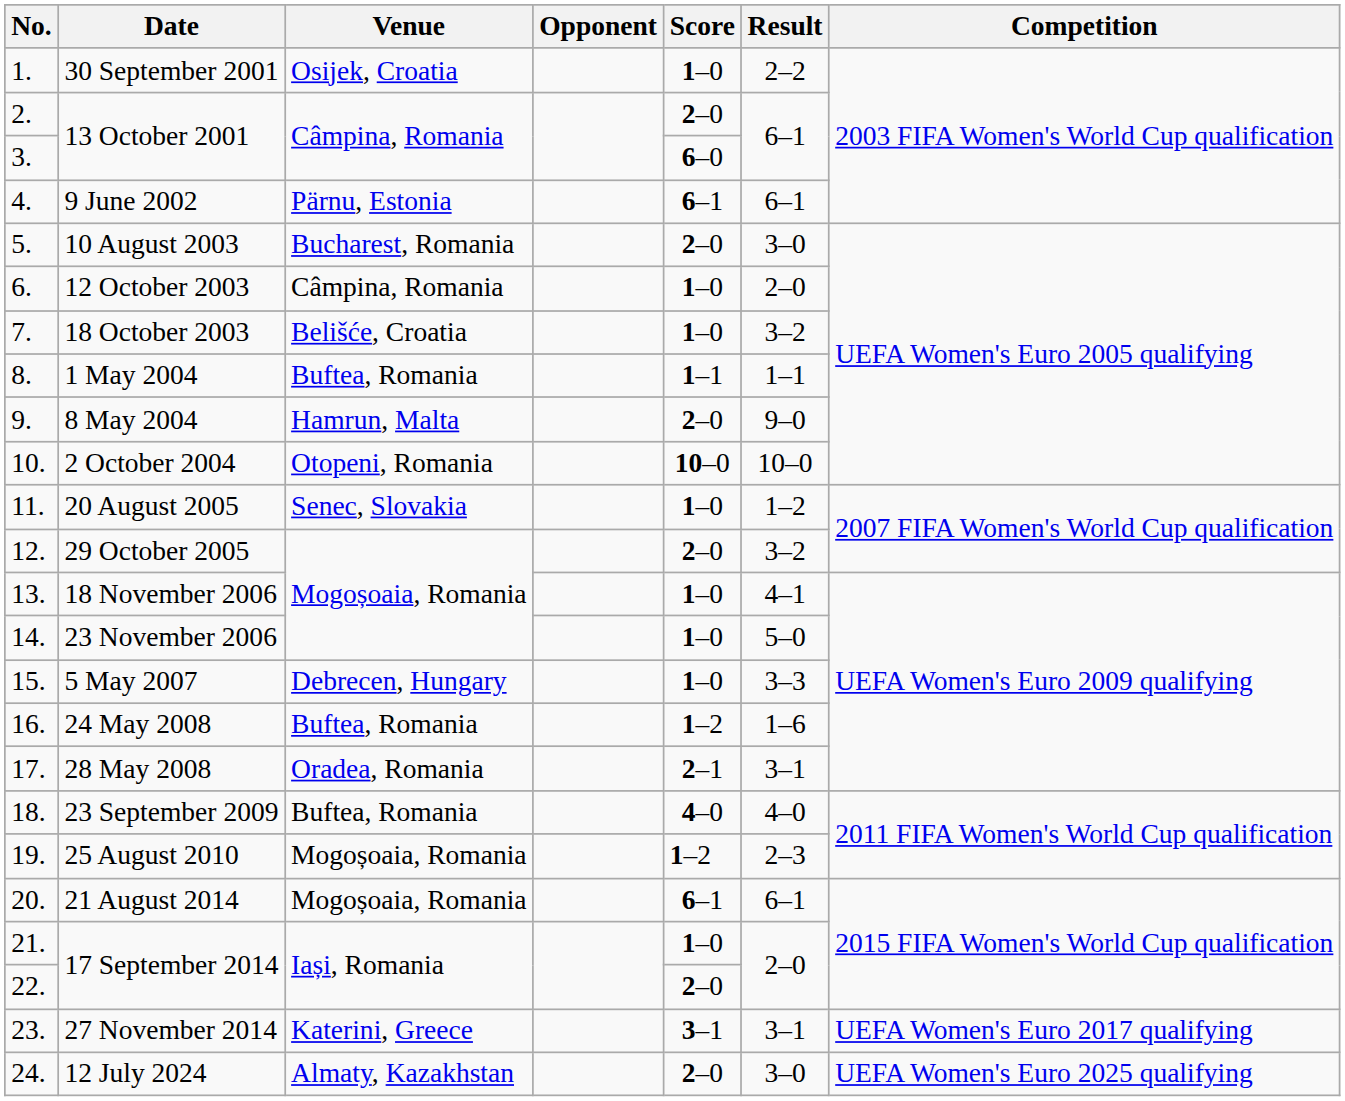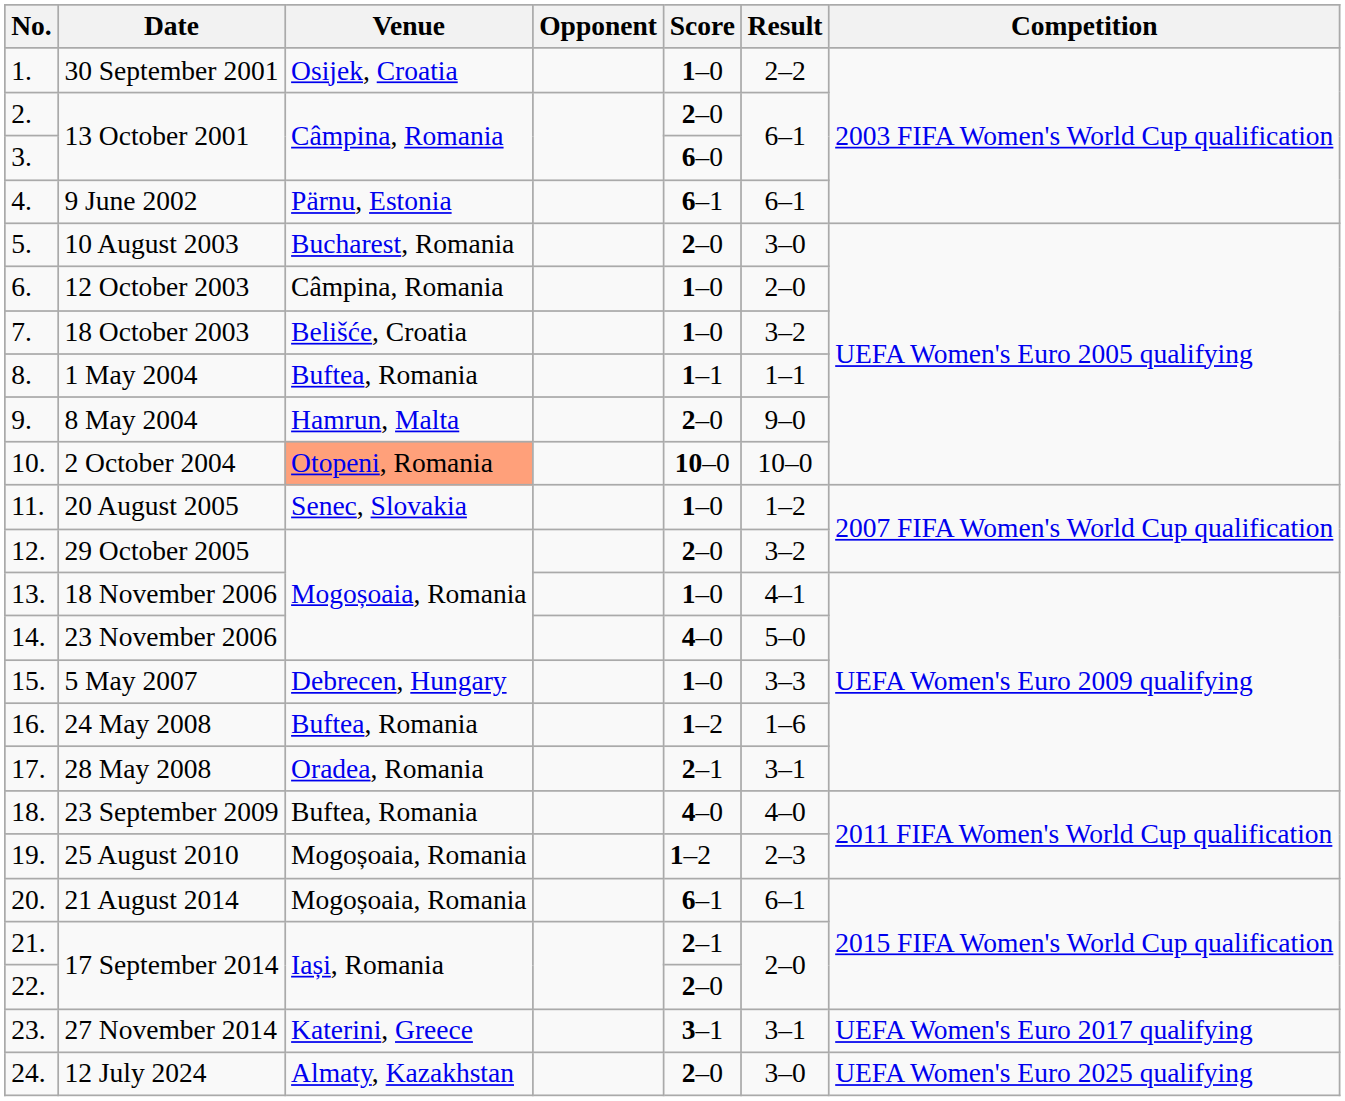(392, 462) no background -> (392, 462) lightsalmon background
(702, 637) 1–0 -> (702, 637) 4–0
(702, 942) 1–0 -> (702, 942) 2–1
